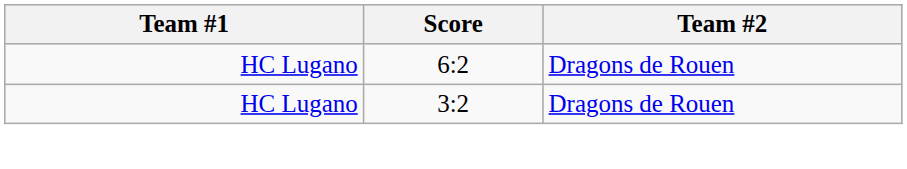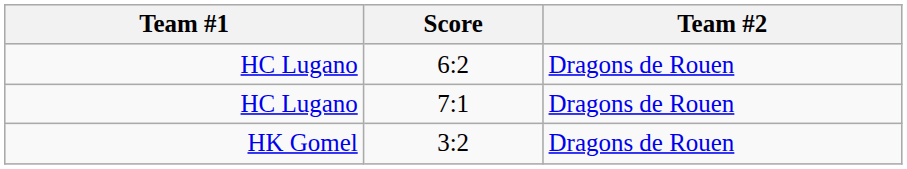+ row: (453, 103)
(299, 103) HC Lugano -> (303, 143) HK Gomel
